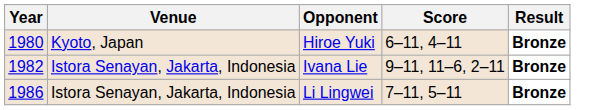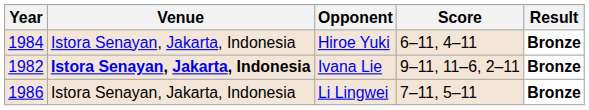(26, 42) 1980 -> (26, 42) 1984
(97, 42) Kyoto, Japan -> (173, 42) Istora Senayan, Jakarta, Indonesia
(173, 68) normal -> (181, 68) bold
